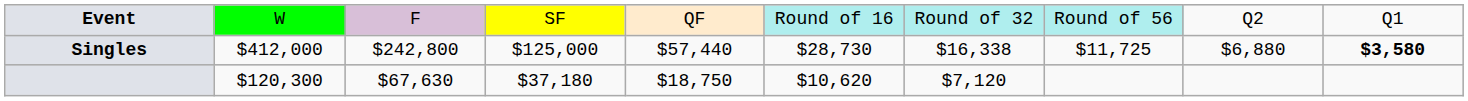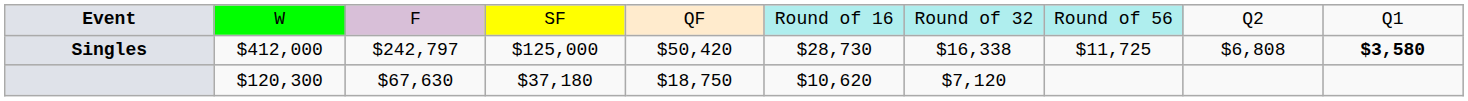(415, 50) $242,800 -> (415, 50) $242,797
(695, 50) $57,440 -> (695, 50) $50,420
(1253, 50) $6,880 -> (1253, 50) $6,808
